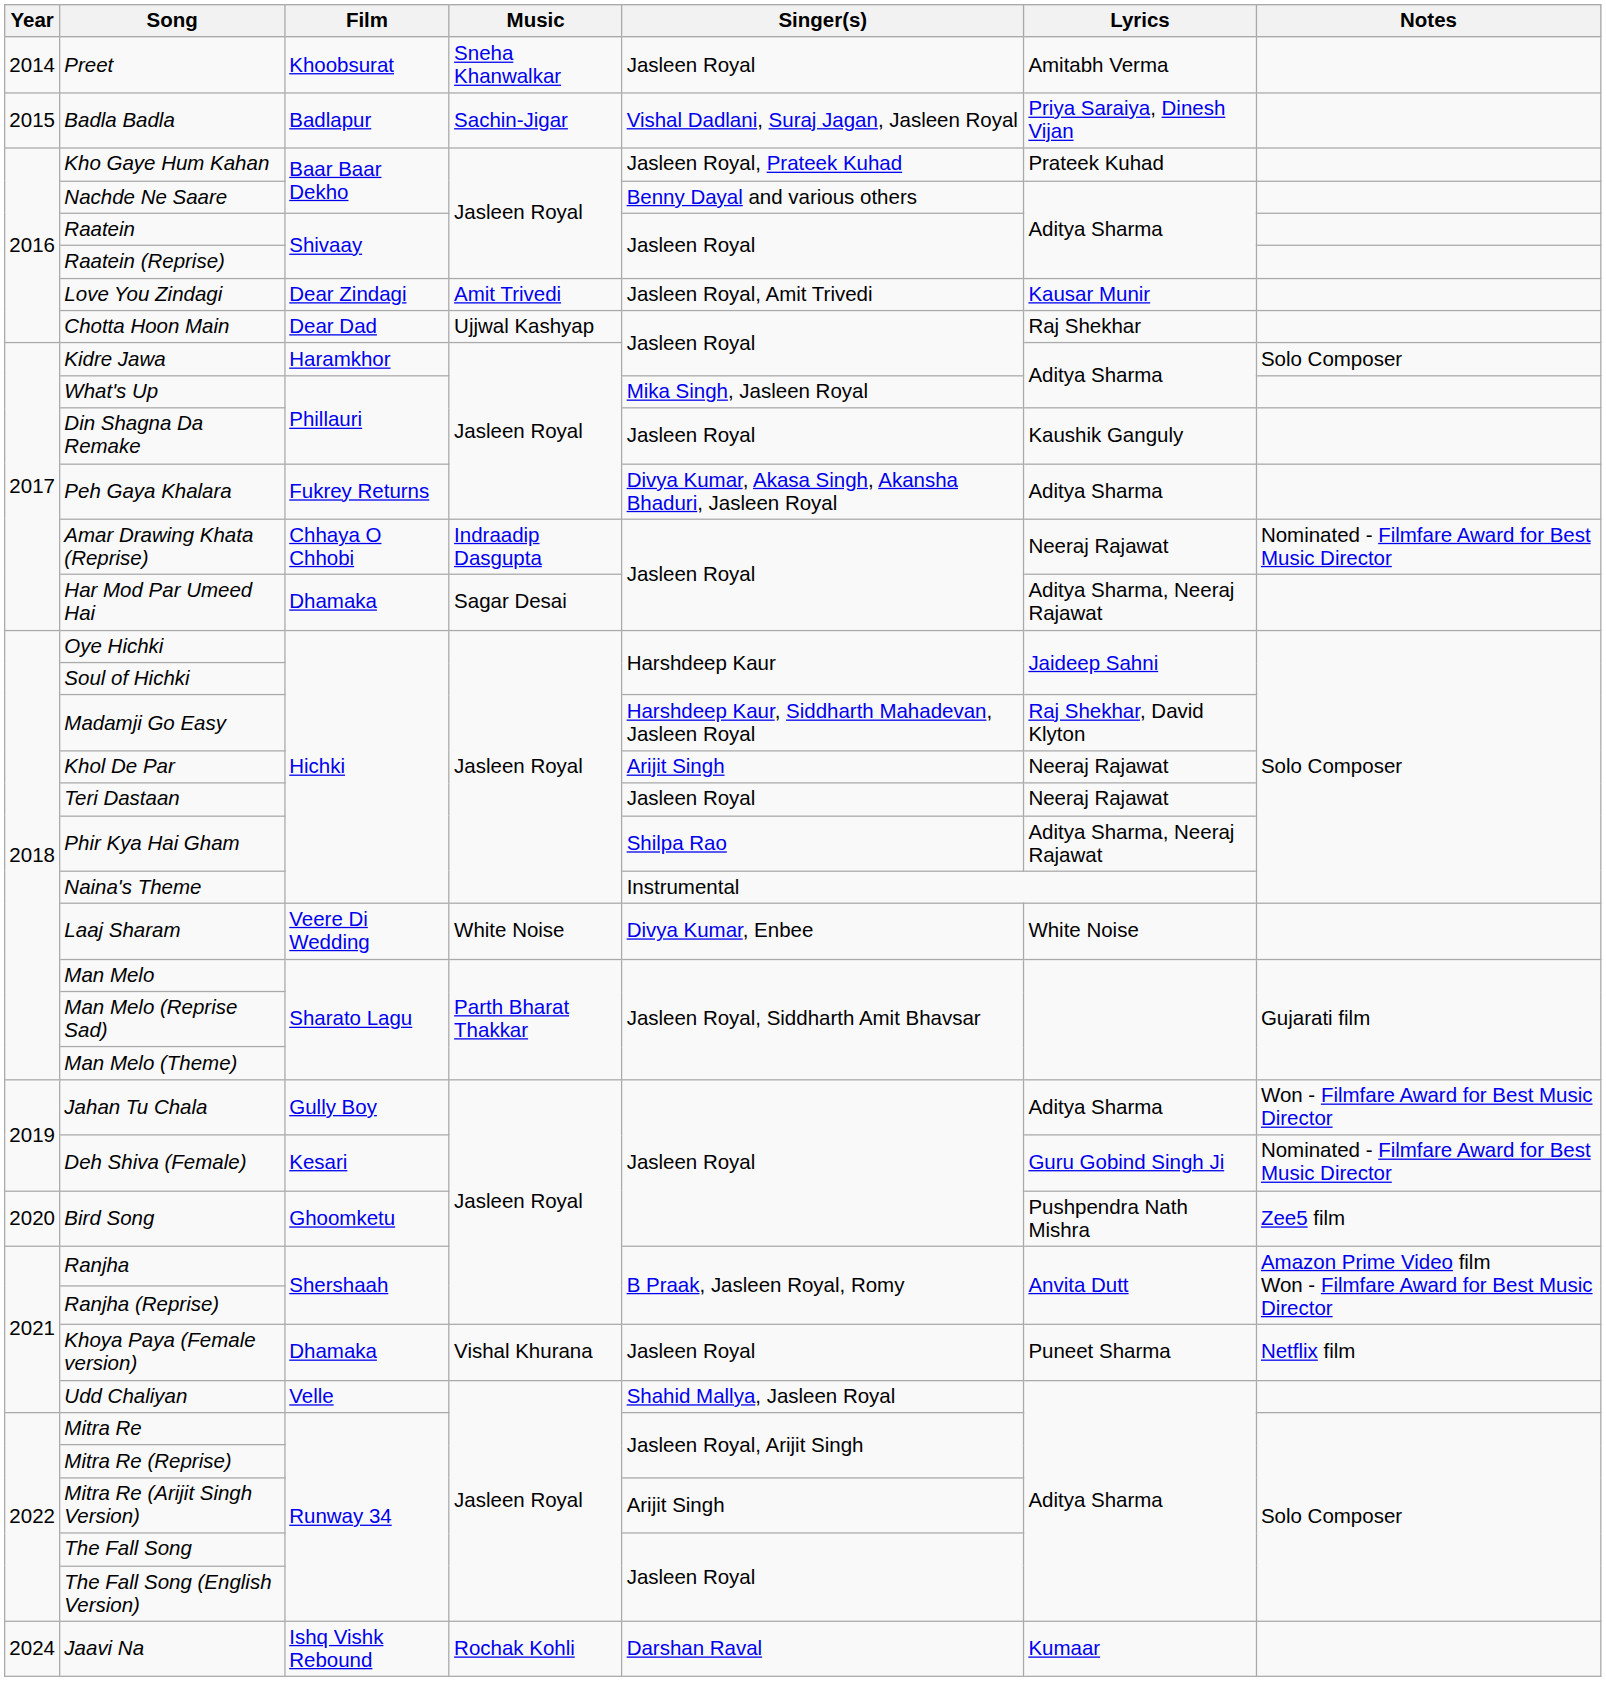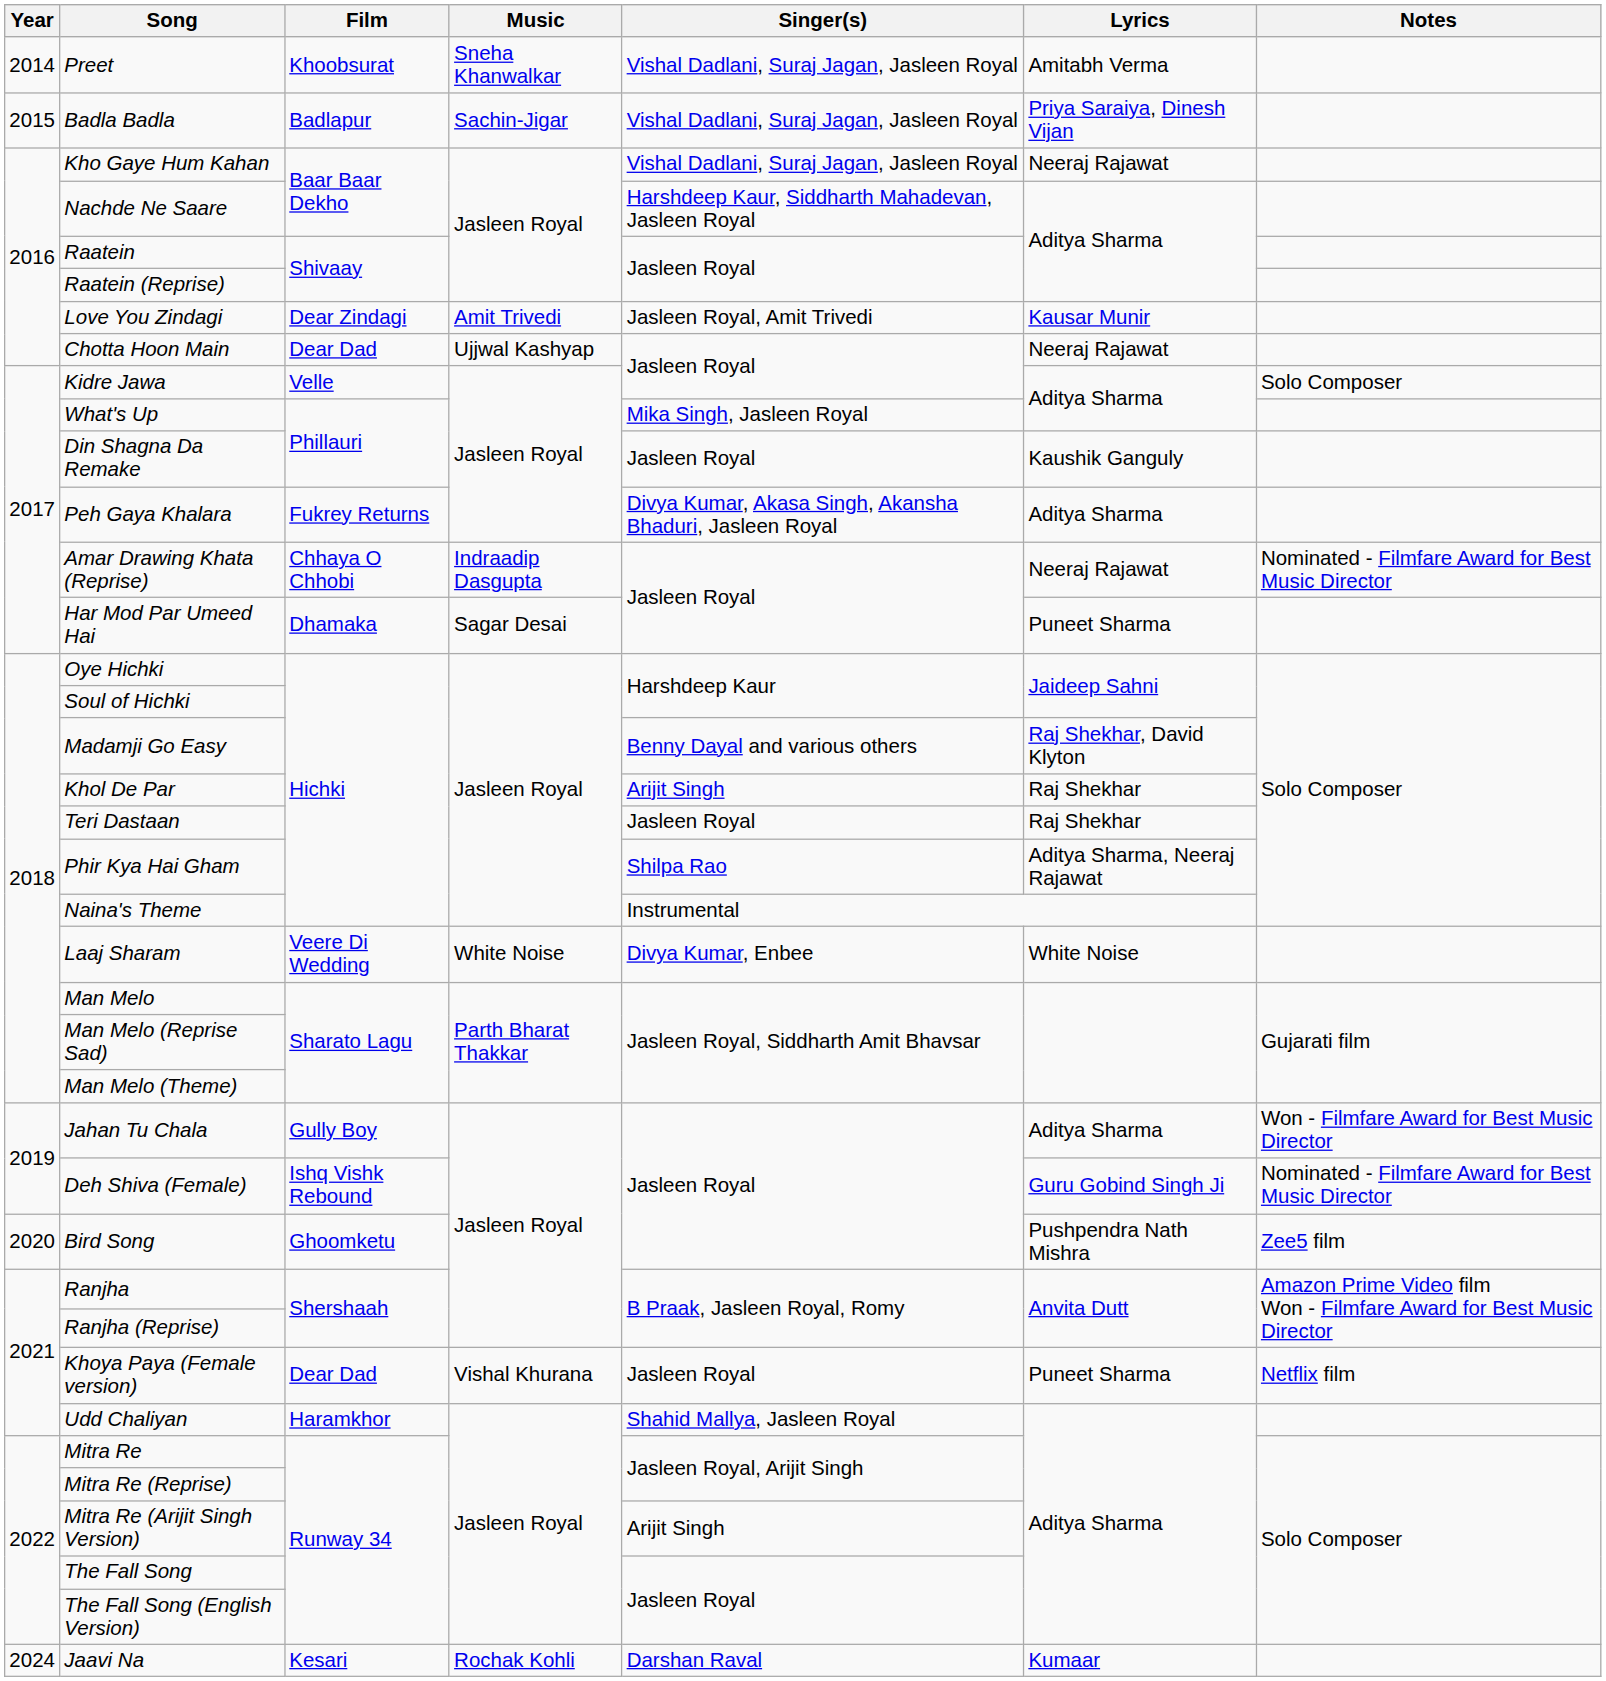(691, 64) Jasleen Royal -> (822, 64) Vishal Dadlani, Suraj Jagan, Jasleen Royal
(764, 164) Jasleen Royal, Prateek Kuhad -> (822, 164) Vishal Dadlani, Suraj Jagan, Jasleen Royal
(1096, 164) Prateek Kuhad -> (1098, 164) Neeraj Rajawat
(772, 196) Benny Dayal and various others -> (809, 208) Harshdeep Kaur, Siddharth Mahadevan, Jasleen Royal
(1085, 326) Raj Shekhar -> (1098, 349) Neeraj Rajawat
(340, 359) Haramkhor -> (311, 382) Velle
(1131, 602) Aditya Sharma, Neeraj Rajawat -> (1100, 625) Puneet Sharma
(809, 722) Harshdeep Kaur, Siddharth Mahadevan, Jasleen Royal -> (772, 745) Benny Dayal and various others
(1098, 766) Neeraj Rajawat -> (1085, 789) Raj Shekhar
(1098, 799) Neeraj Rajawat -> (1085, 822) Raj Shekhar
(318, 1162) Kesari -> (336, 1185) Ishq Vishk Rebound
(333, 1352) Dhamaka -> (333, 1375) Dear Dad
(311, 1396) Velle -> (340, 1419) Haramkhor
(336, 1648) Ishq Vishk Rebound -> (318, 1660) Kesari
